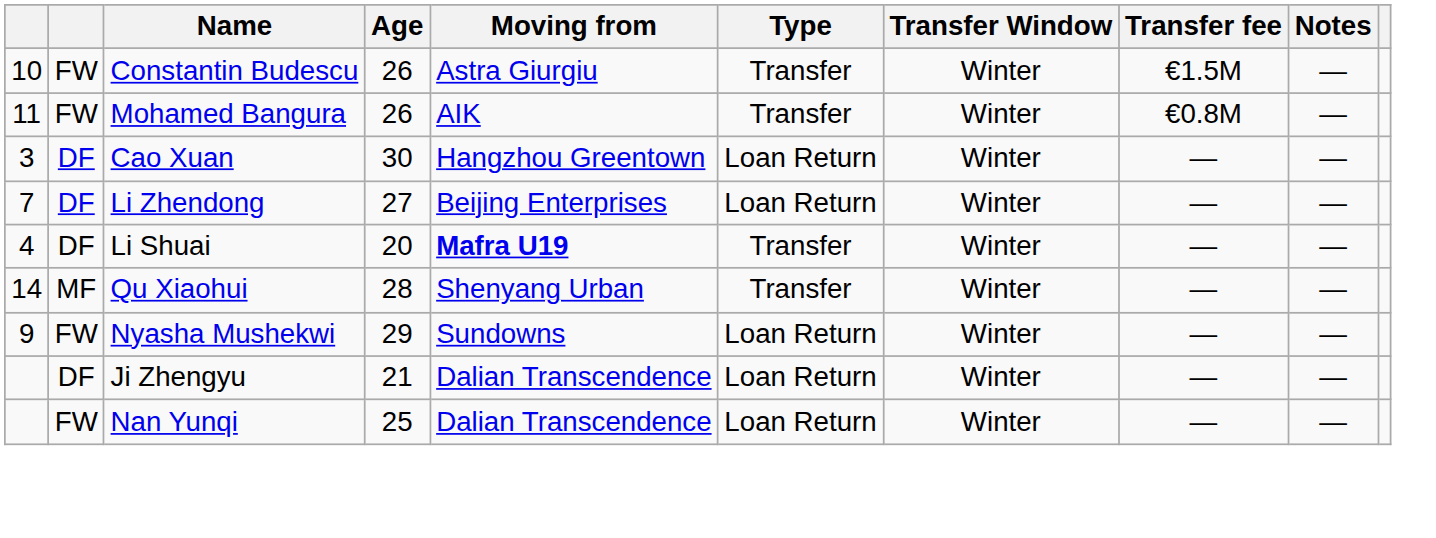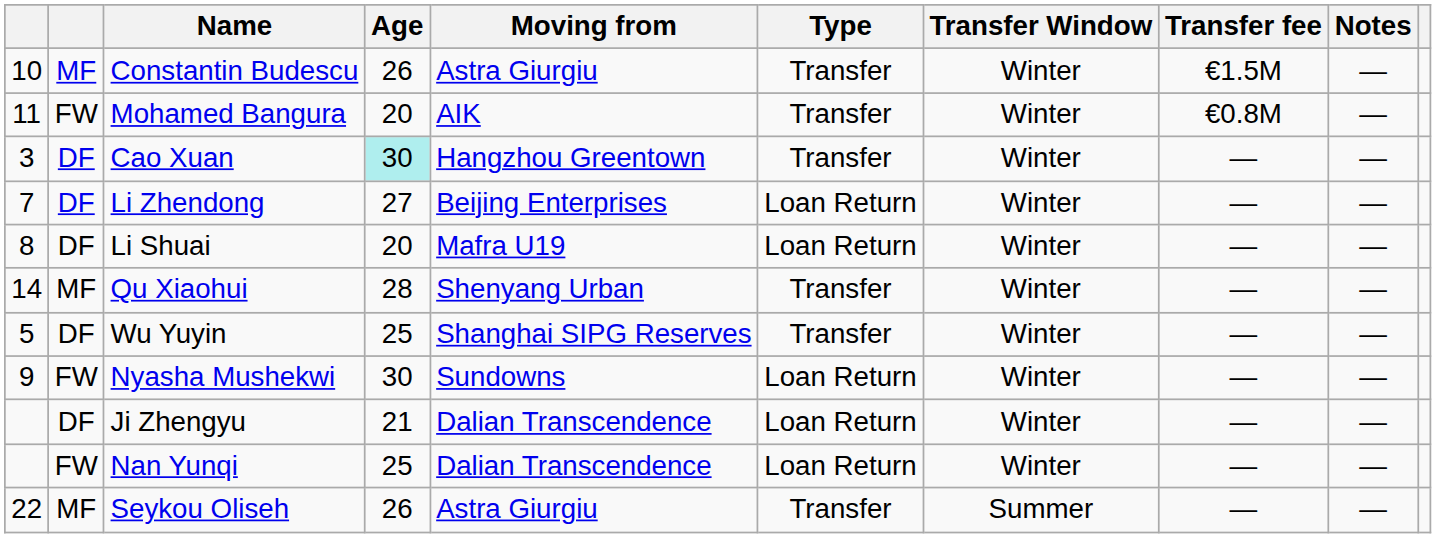(76, 70) FW -> (76, 70) MF
(397, 114) 26 -> (397, 114) 20
(397, 158) no background -> (397, 158) paleturquoise background
(801, 158) Loan Return -> (840, 158) Transfer
(27, 245) 4 -> (27, 245) 8
(502, 245) bold -> (501, 245) normal
(801, 245) Transfer -> (841, 245) Loan Return
+ row: (169, 333)
(397, 333) 29 -> (397, 377) 30
+ row: (200, 509)
